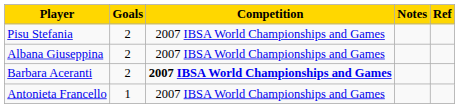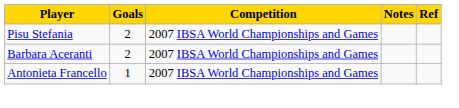- row: (55, 53)
(270, 73) bold -> (263, 53) normal
